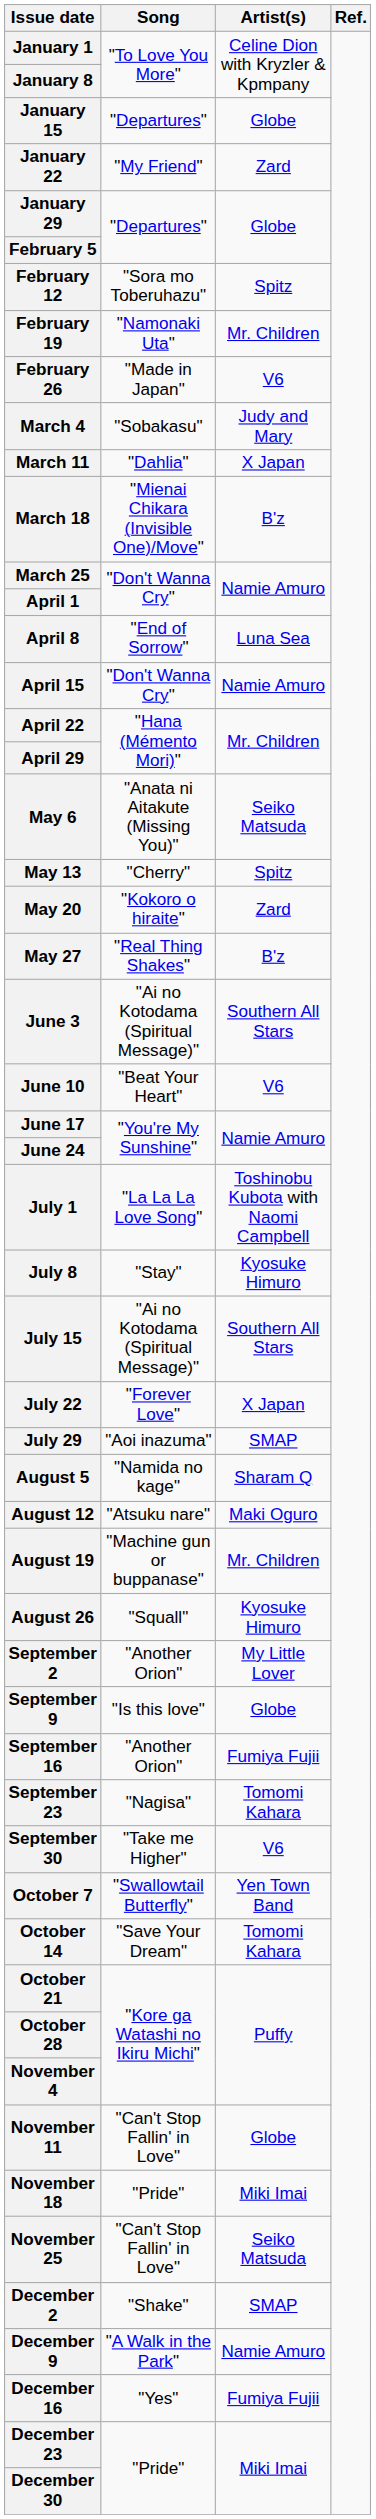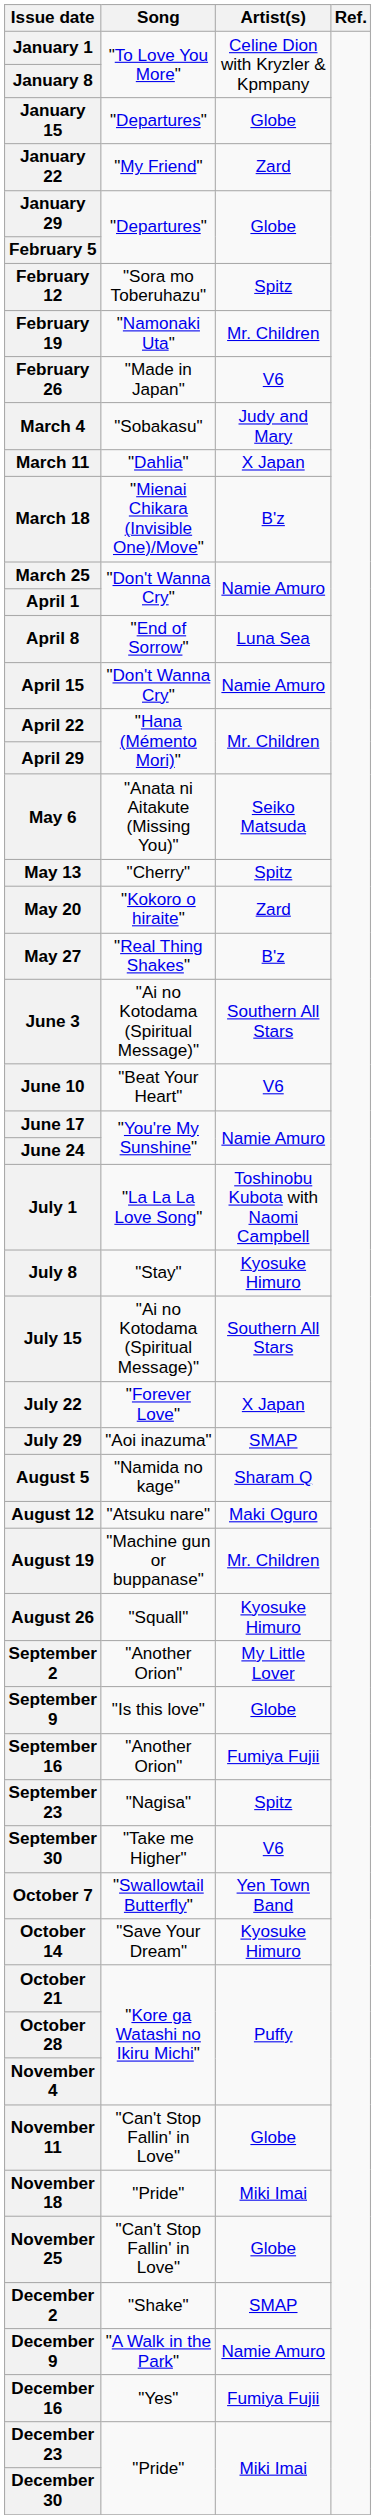(273, 1802) Tomomi Kahara -> (273, 1802) Spitz
(273, 1941) Tomomi Kahara -> (273, 1941) Kyosuke Himuro
(273, 2249) Seiko Matsuda -> (273, 2249) Globe
